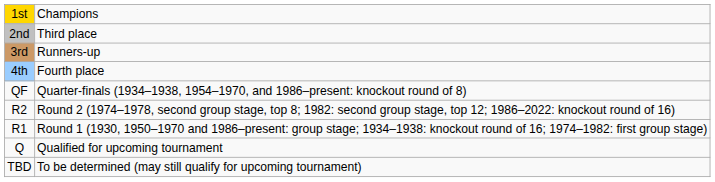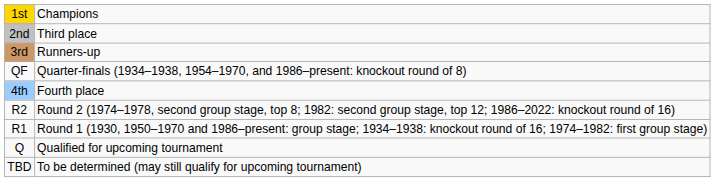rows swapped: (19, 72) <-> (19, 91)
